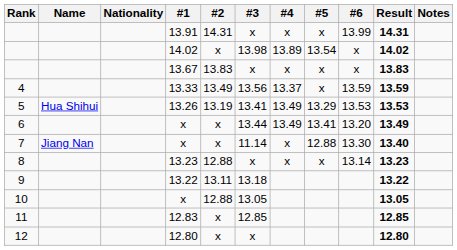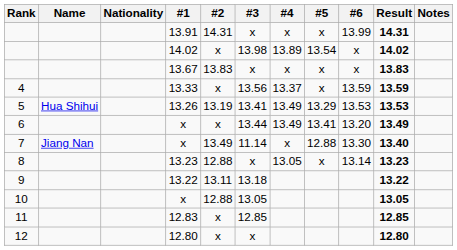(218, 87) 13.49 -> (218, 87) x
(218, 143) x -> (218, 143) 13.49
(287, 161) x -> (287, 161) 13.05
